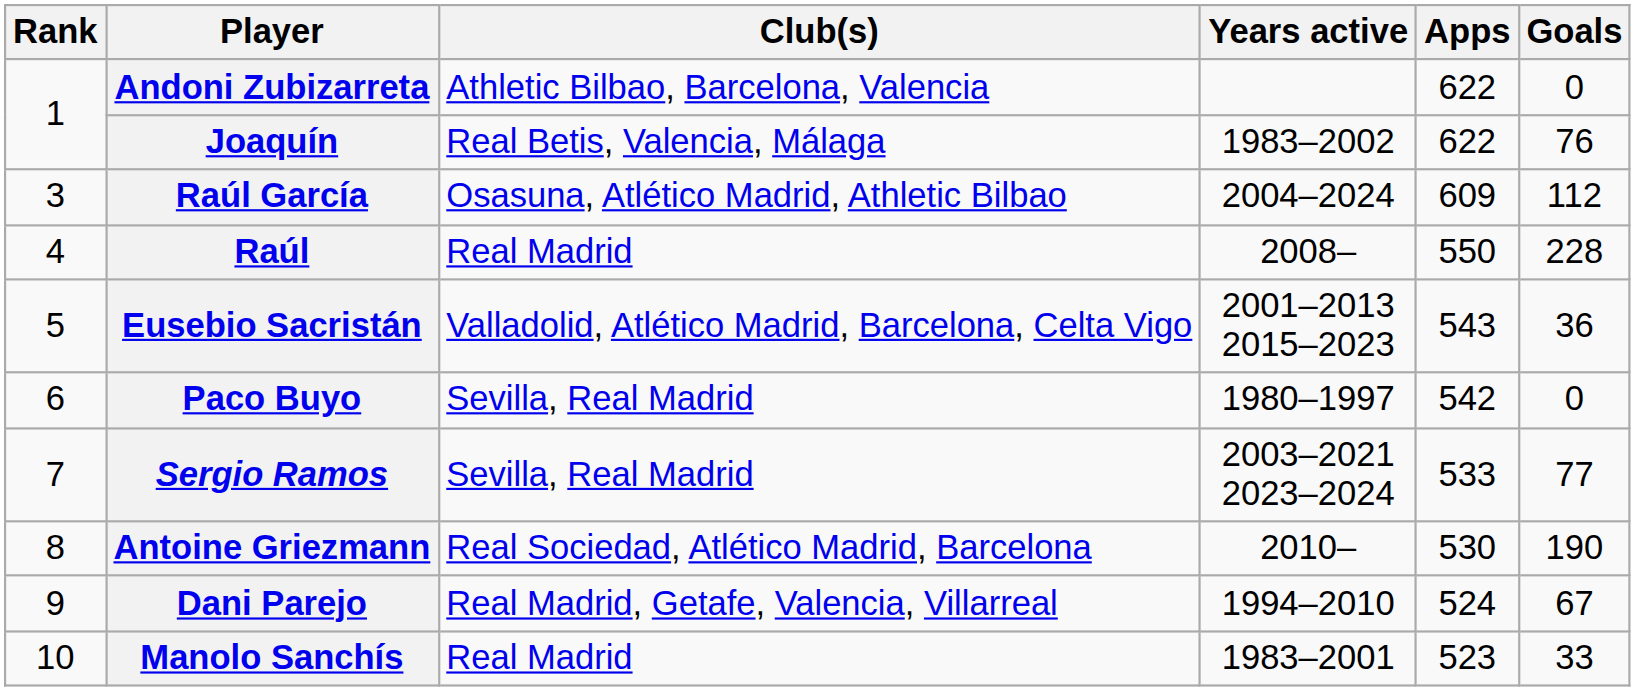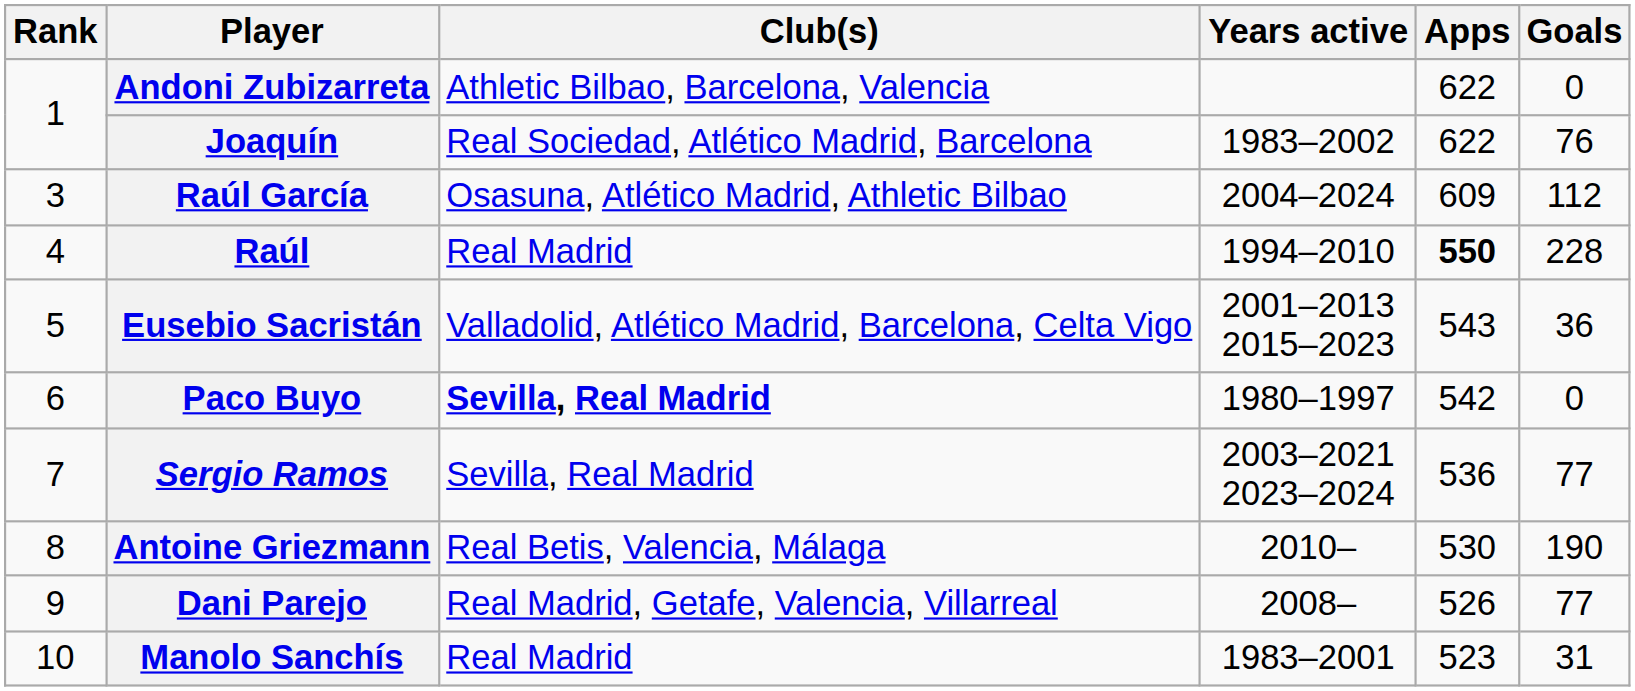(666, 141) Real Betis, Valencia, Málaga -> (769, 141) Real Sociedad, Atlético Madrid, Barcelona
(1308, 251) 2008– -> (1308, 251) 1994–2010
(1467, 251) normal -> (1467, 251) bold
(600, 399) normal -> (609, 399) bold
(1467, 473) 533 -> (1467, 473) 536
(769, 548) Real Sociedad, Atlético Madrid, Barcelona -> (666, 548) Real Betis, Valencia, Málaga
(1308, 602) 1994–2010 -> (1308, 602) 2008–
(1467, 602) 524 -> (1467, 602) 526
(1574, 602) 67 -> (1574, 602) 77
(1574, 657) 33 -> (1574, 657) 31
